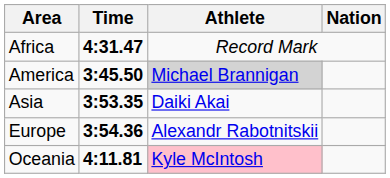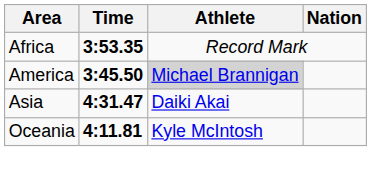(113, 46) 4:31.47 -> (113, 46) 3:53.35
(113, 103) 3:53.35 -> (113, 103) 4:31.47
- row: (37, 131)
(207, 159) pink background -> (207, 131) no background
